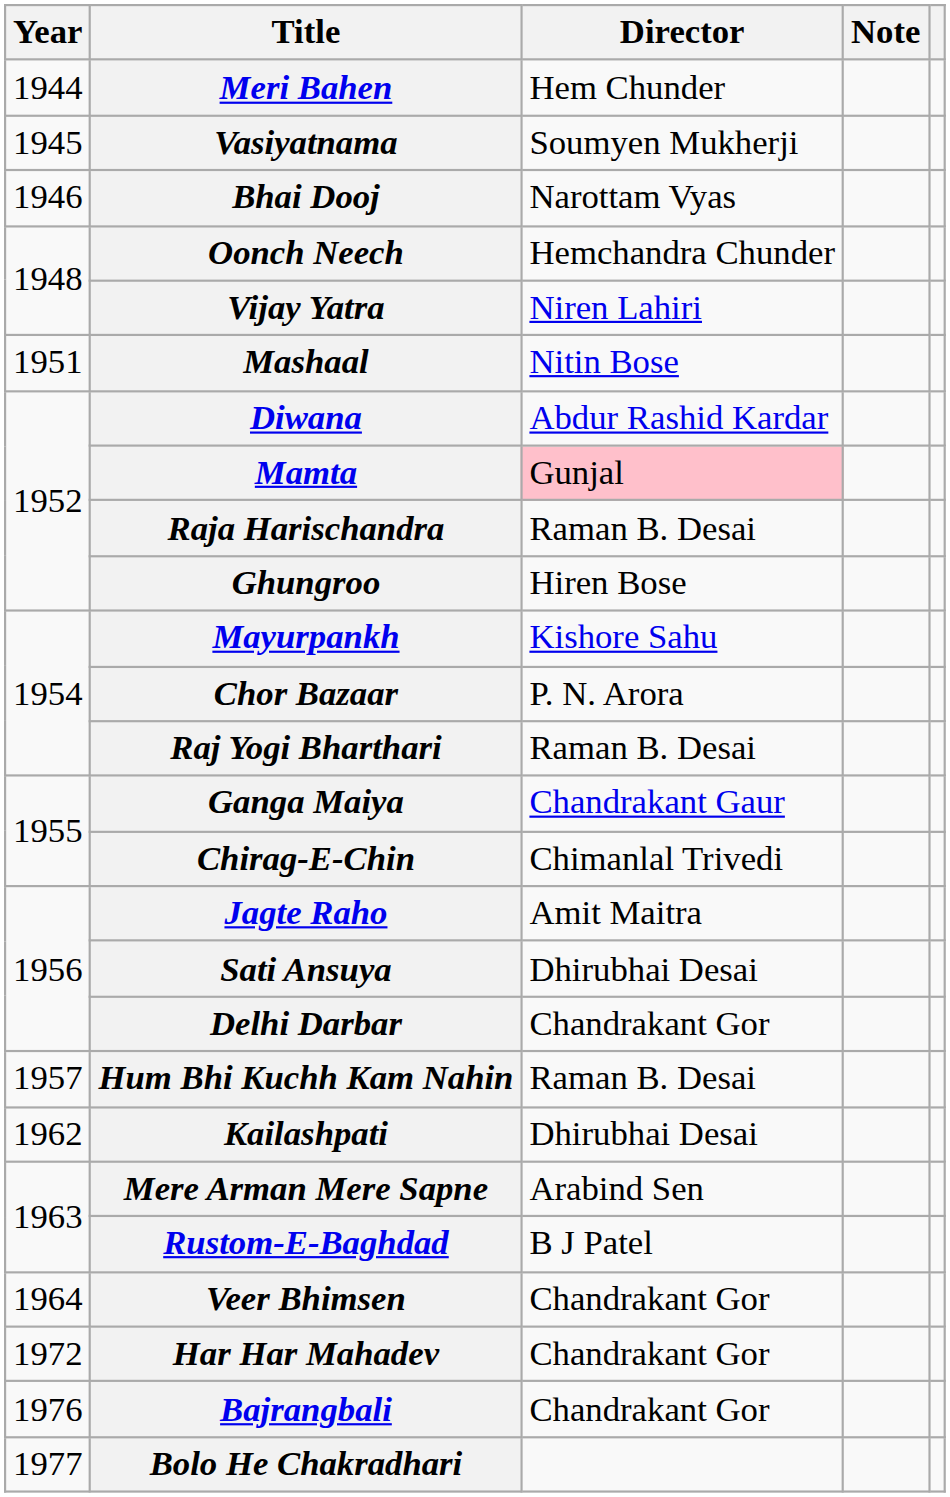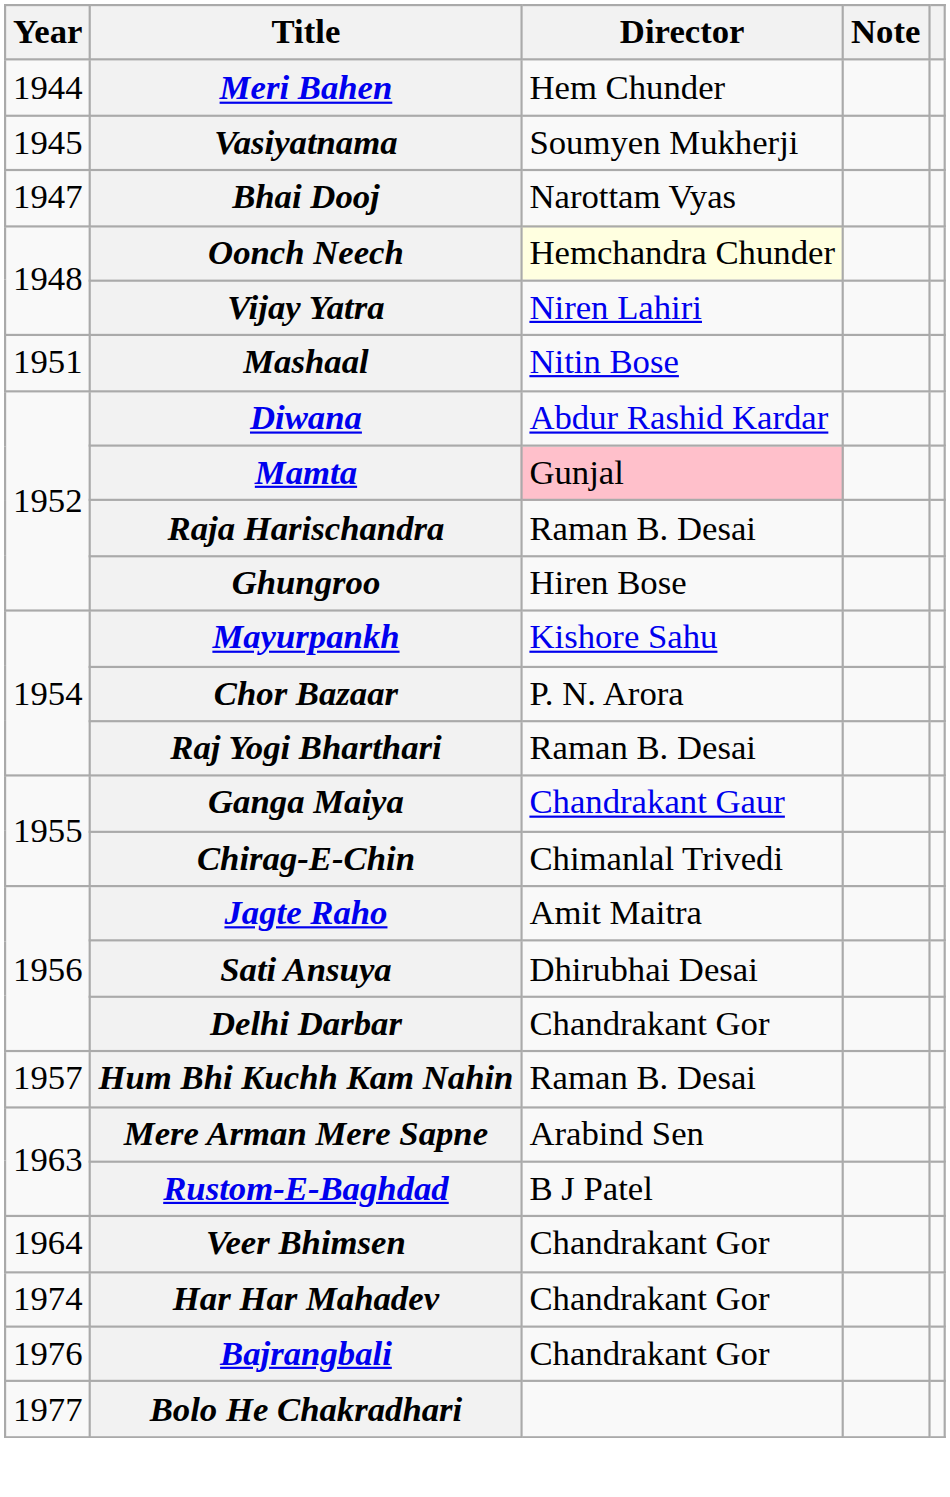(48, 197) 1946 -> (48, 197) 1947
(682, 252) no background -> (682, 252) lightyellow background
- row: (306, 1133)
(48, 1353) 1972 -> (48, 1298) 1974
